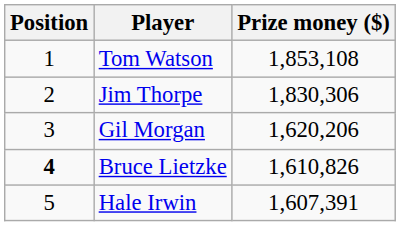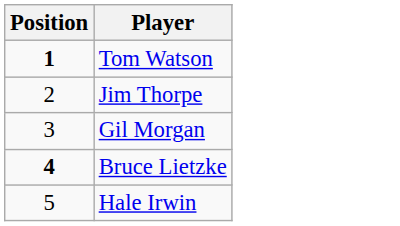- column: (314, 22)
(49, 58) normal -> (49, 58) bold
